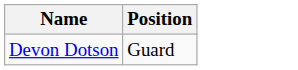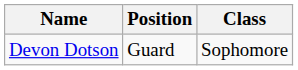+ column: (245, 19)
